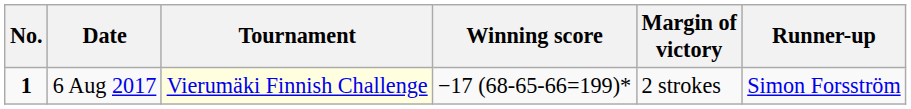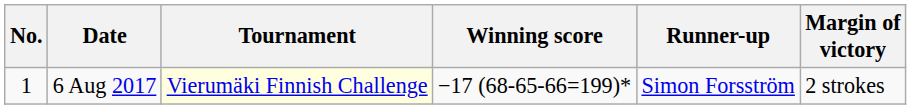columns swapped: (689, 36) <-> (824, 36)
(26, 85) bold -> (26, 85) normal
